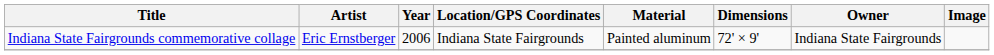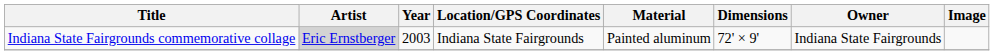(349, 38) no background -> (349, 38) lightgrey background
(416, 38) 2006 -> (416, 38) 2003
